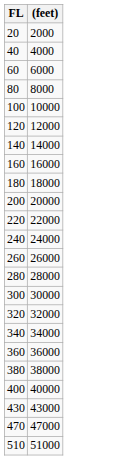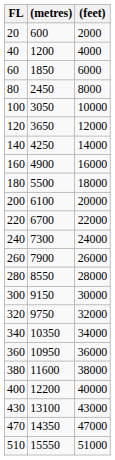+ column: (51, 13)
